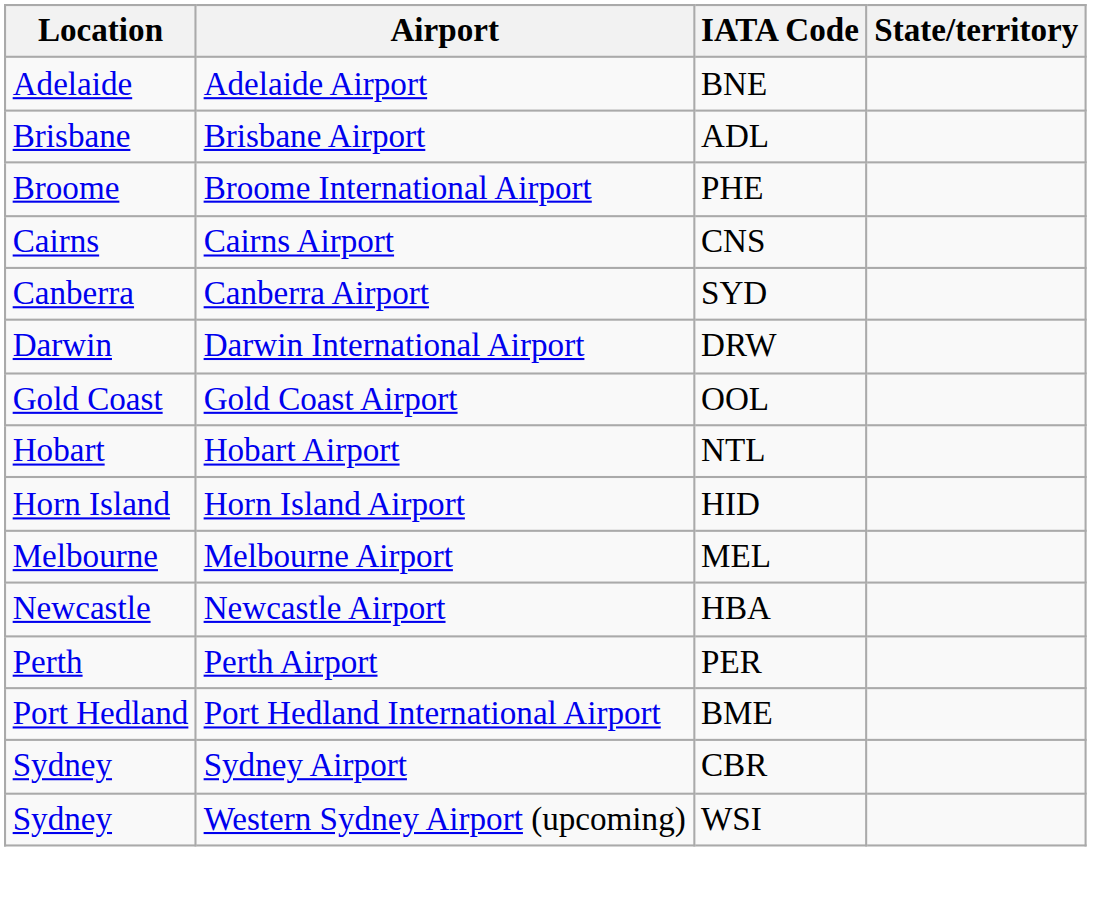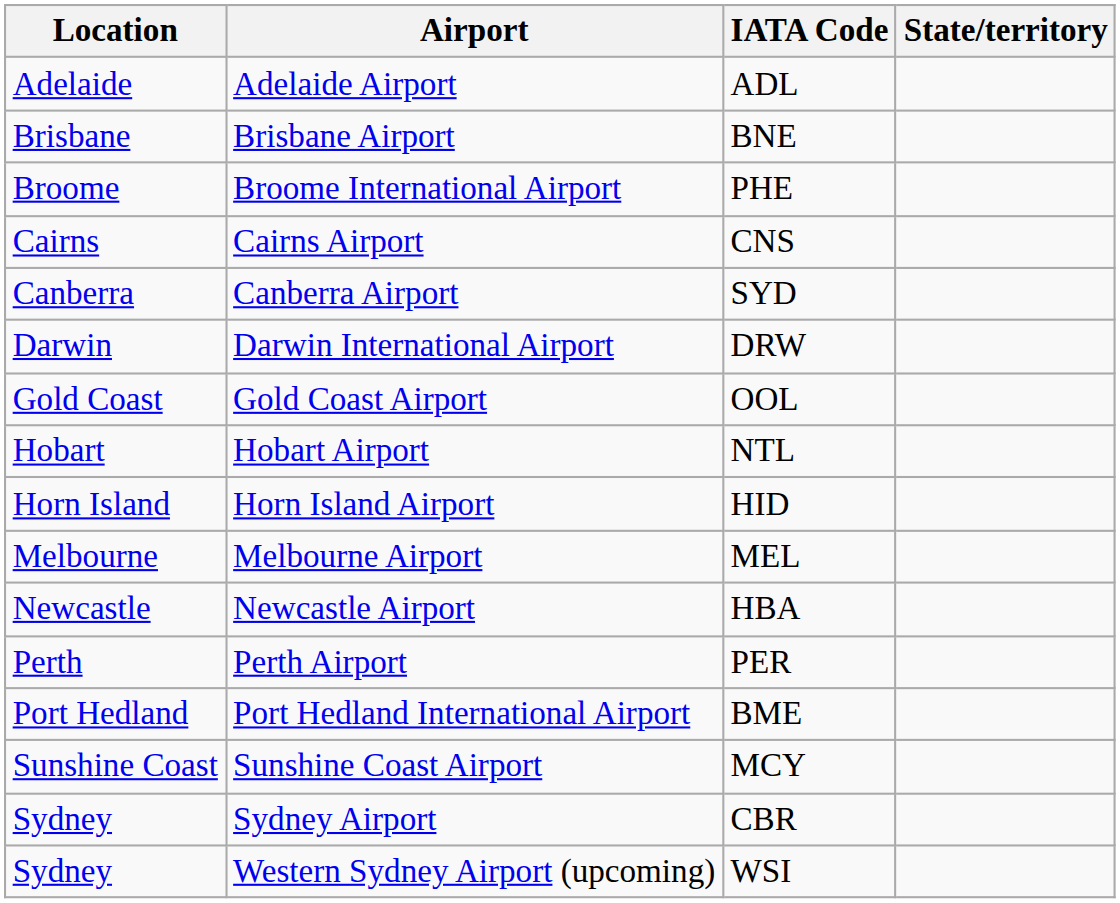(734, 83) BNE -> (765, 83) ADL
(735, 135) ADL -> (764, 135) BNE
+ row: (388, 766)
